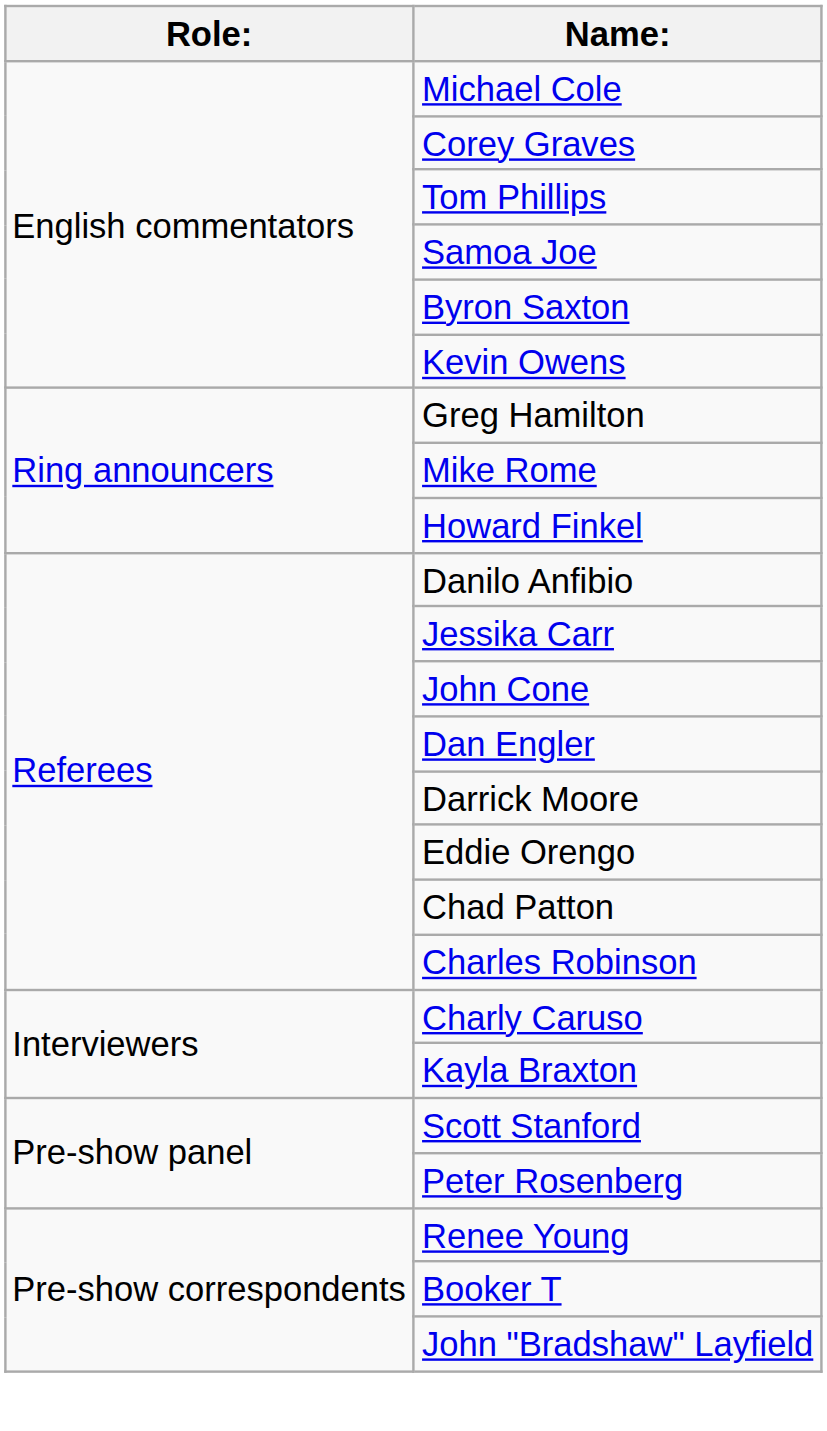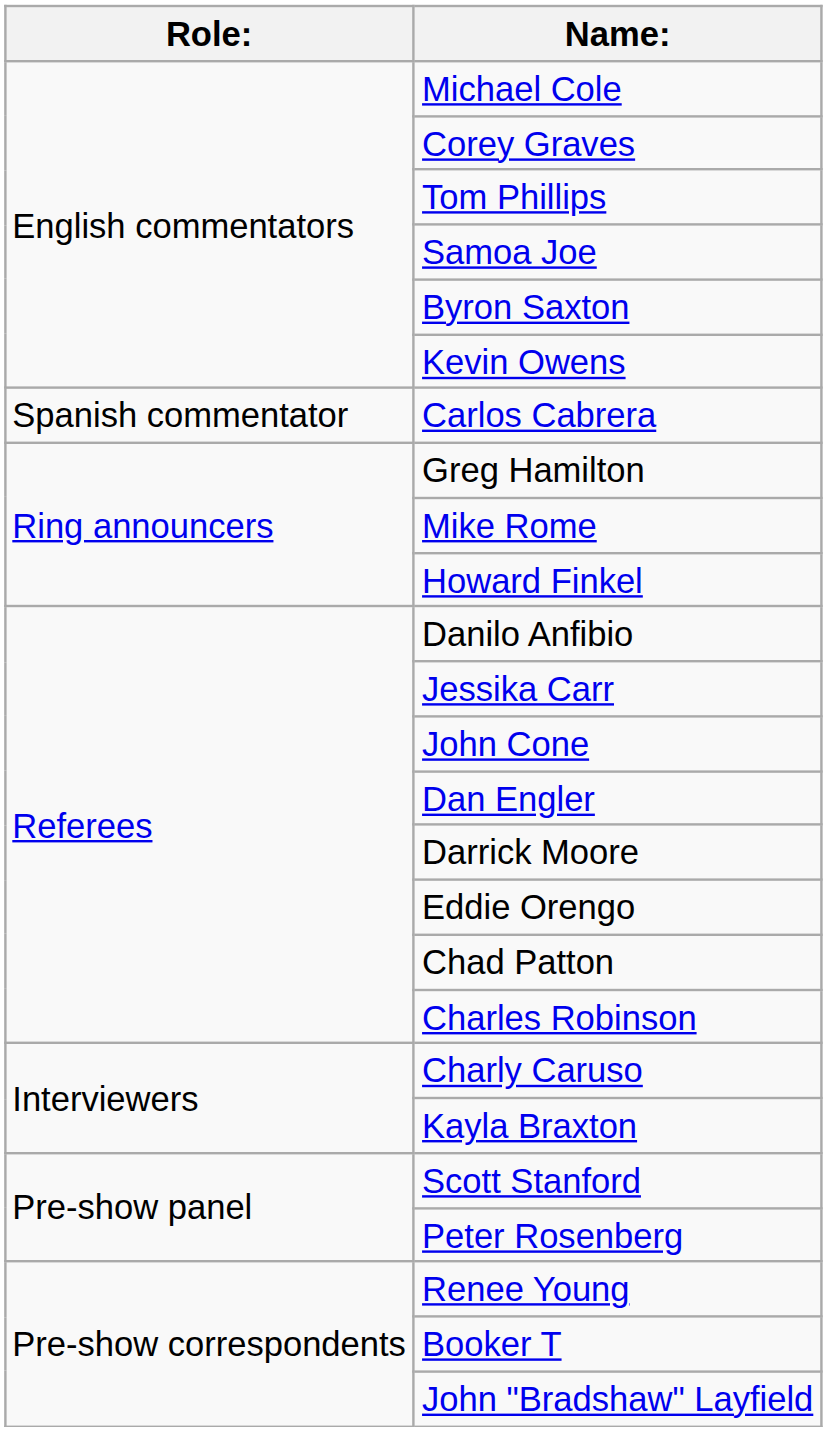+ row: (539, 416)
